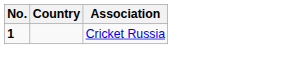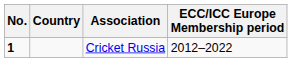+ column: (228, 21)
